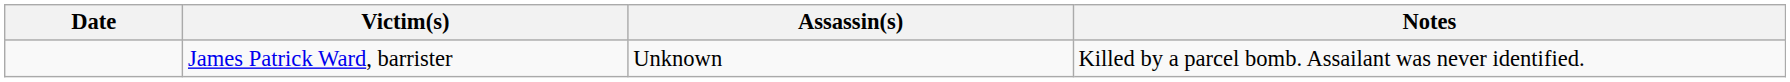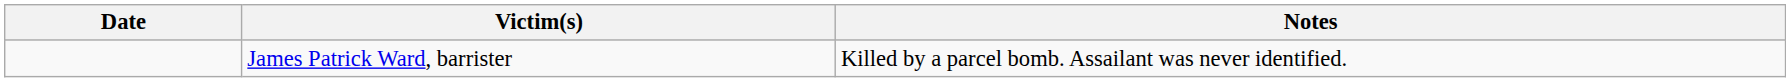- column: (851, 22)
